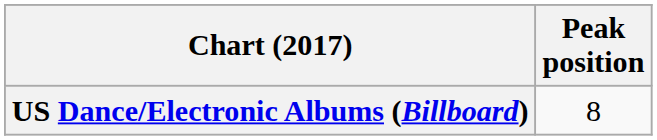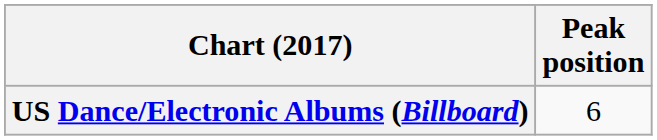(593, 109) 8 -> (593, 109) 6
